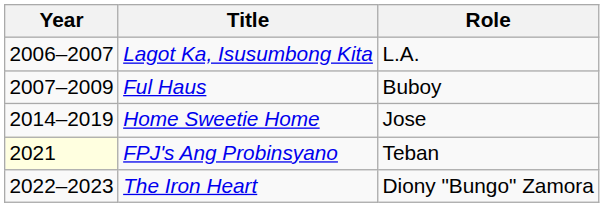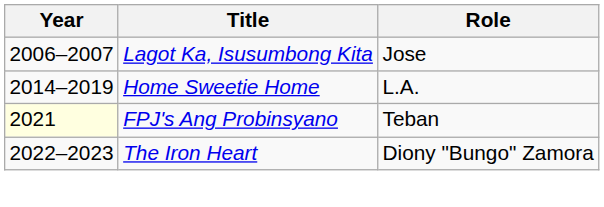(401, 53) L.A. -> (404, 53) Jose
- row: (165, 86)
(404, 119) Jose -> (401, 86) L.A.
